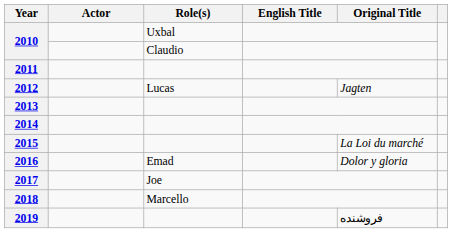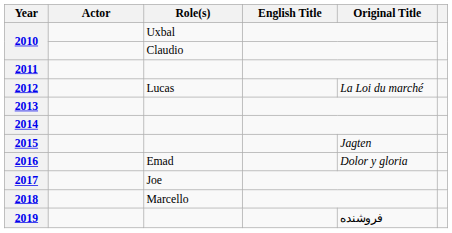(356, 87) Jagten -> (382, 87) La Loi du marché
(382, 143) La Loi du marché -> (356, 143) Jagten
